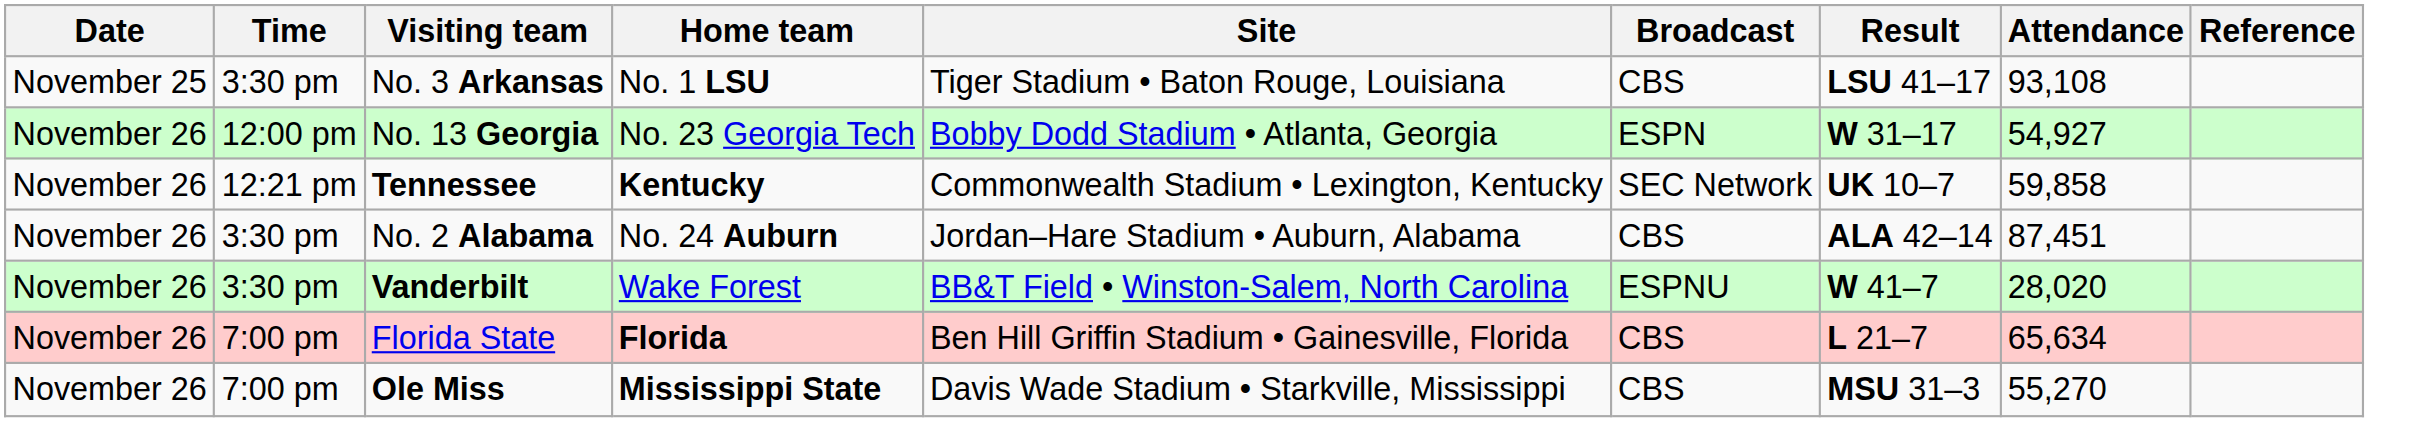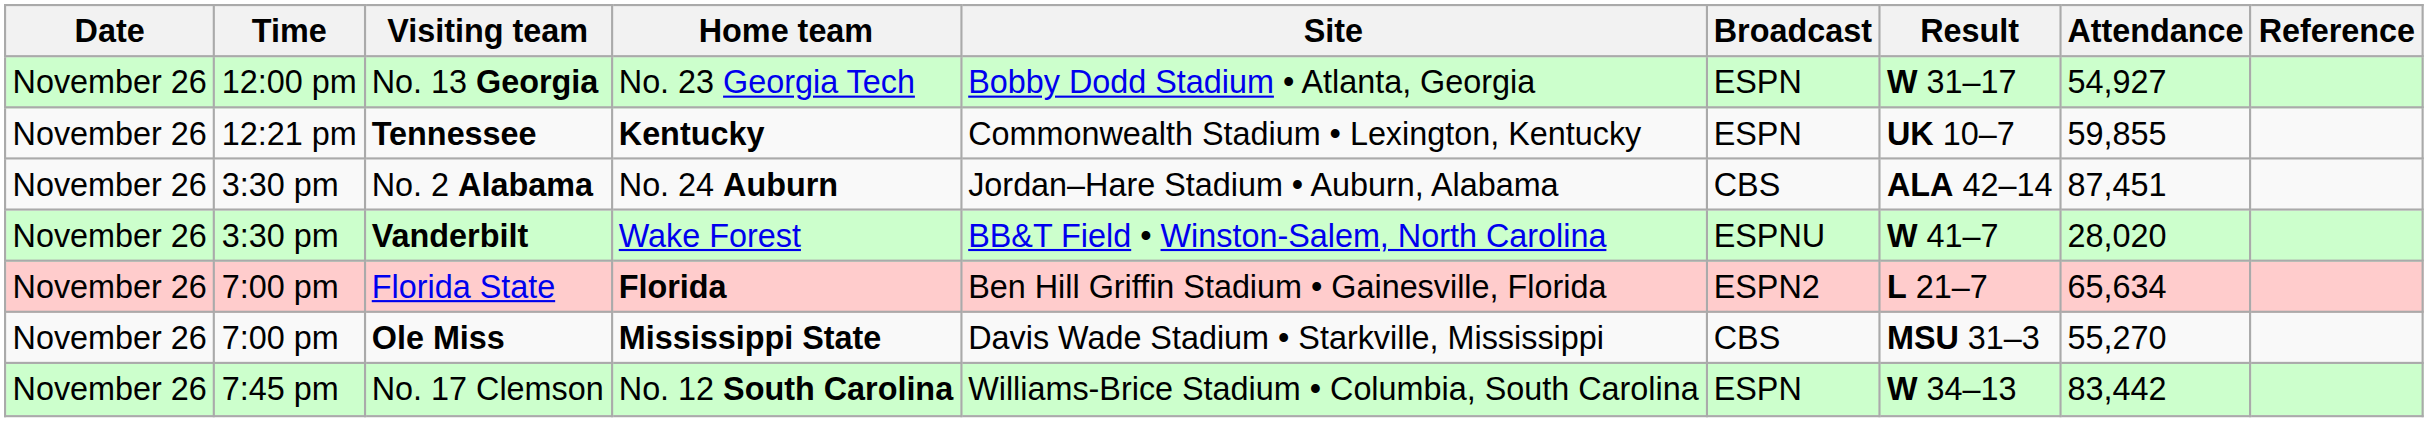- row: (488, 82)
(1715, 185) SEC Network -> (1758, 133) ESPN
(2057, 185) 59,858 -> (2117, 133) 59,855
(1651, 338) CBS -> (1767, 287) ESPN2
+ row: (488, 390)
